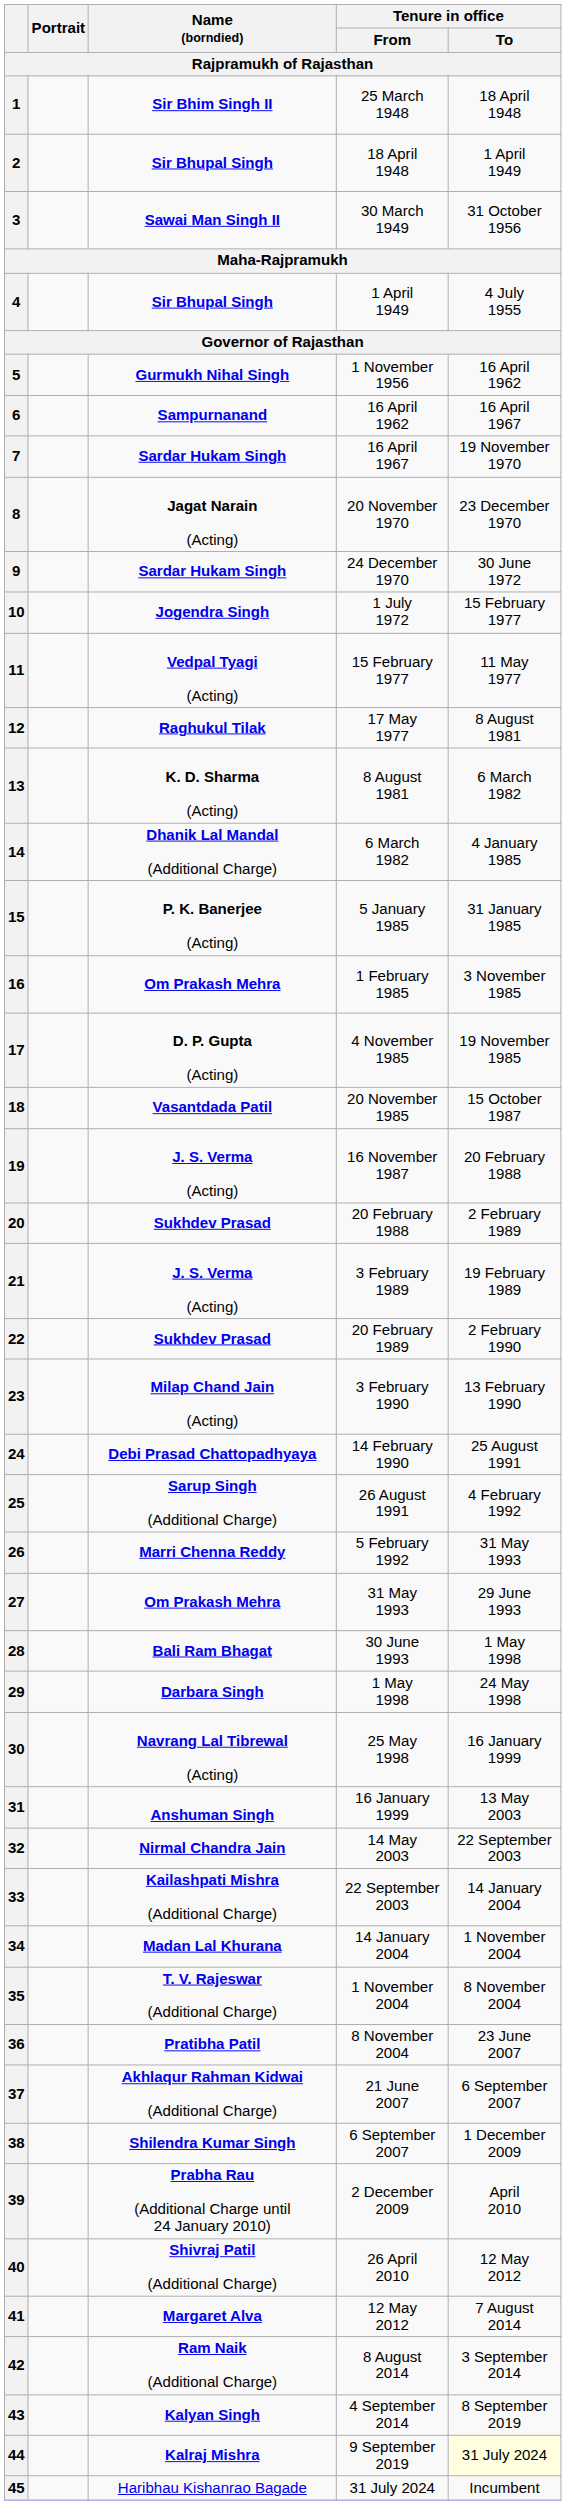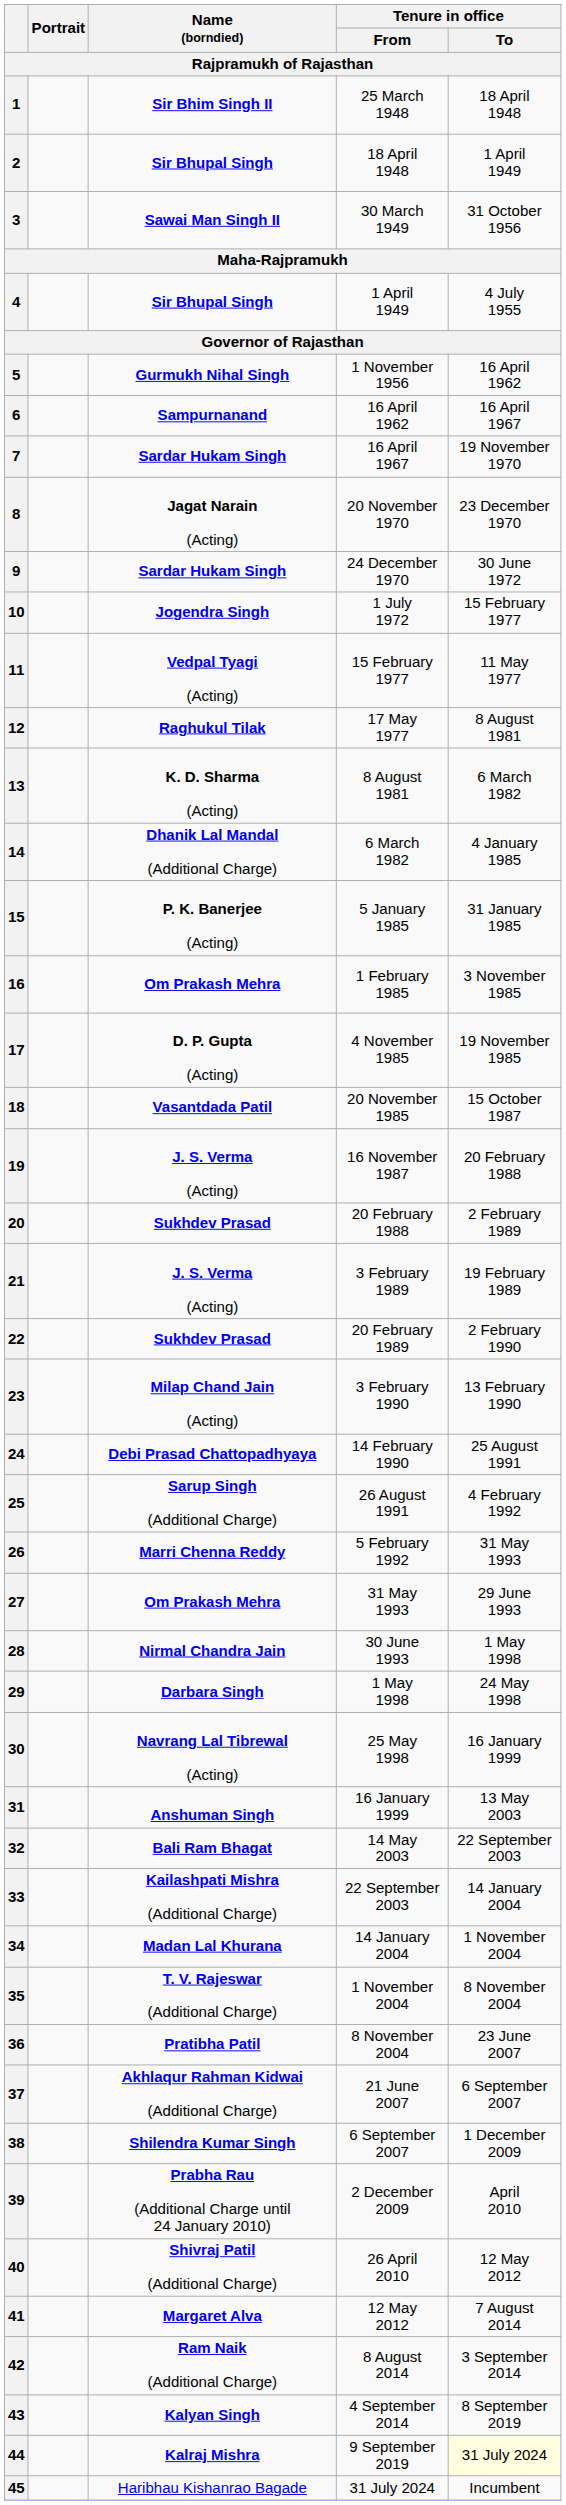(212, 1651) Bali Ram Bhagat -> (212, 1651) Nirmal Chandra Jain
(212, 1848) Nirmal Chandra Jain -> (212, 1848) Bali Ram Bhagat
